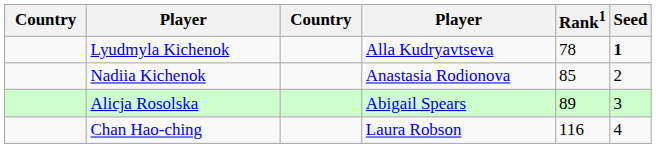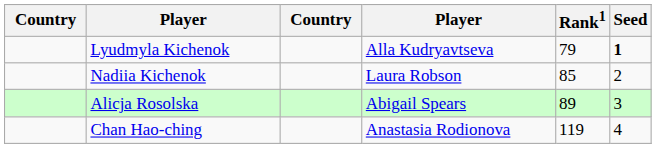(568, 49) 78 -> (568, 49) 79
(438, 76) Anastasia Rodionova -> (414, 76) Laura Robson
(414, 130) Laura Robson -> (438, 130) Anastasia Rodionova
(572, 130) 116 -> (572, 130) 119
